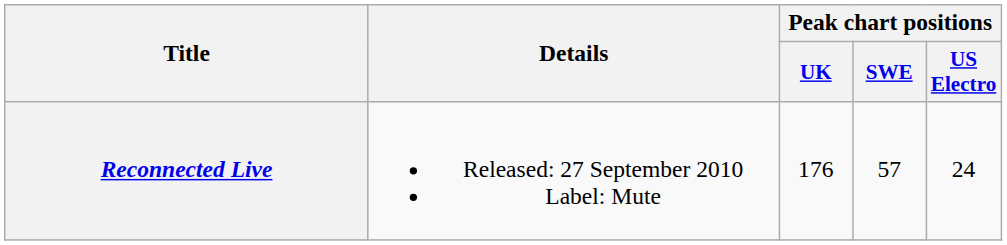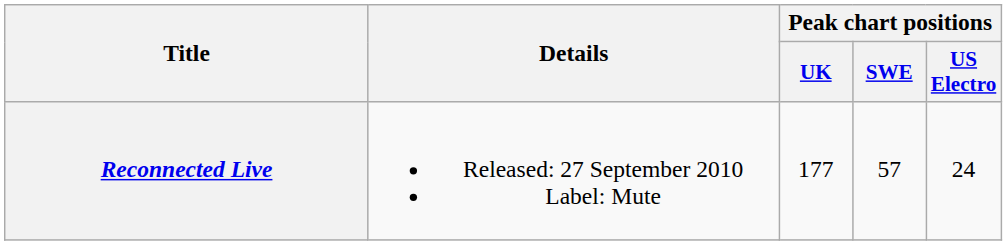(816, 170) 176 -> (816, 170) 177
